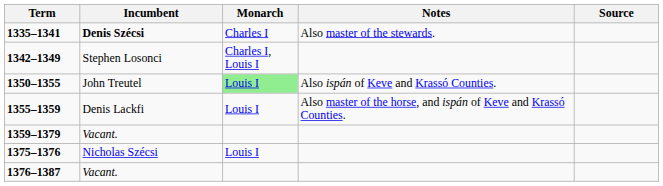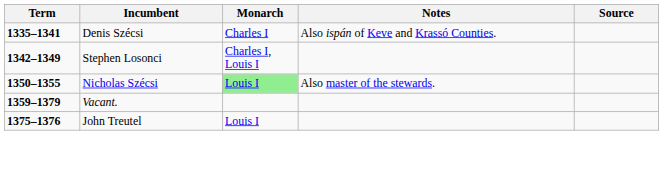(113, 32) bold -> (113, 32) normal
(368, 32) Also master of the stewards. -> (398, 32) Also ispán of Keve and Krassó Counties.
(112, 83) John Treutel -> (120, 83) Nicholas Szécsi
(398, 83) Also ispán of Keve and Krassó Counties. -> (368, 83) Also master of the stewards.
- row: (34, 108)
(120, 153) Nicholas Szécsi -> (112, 121) John Treutel
- row: (34, 171)
